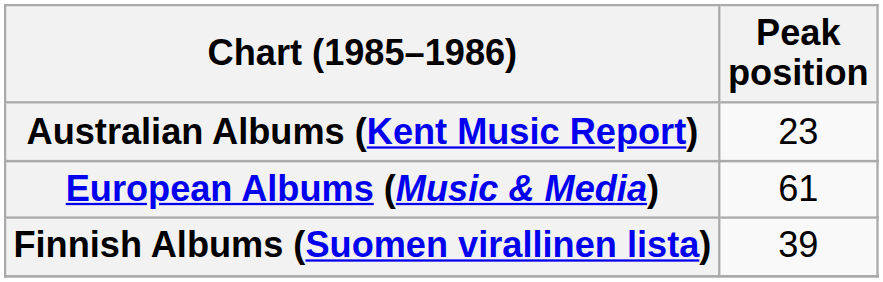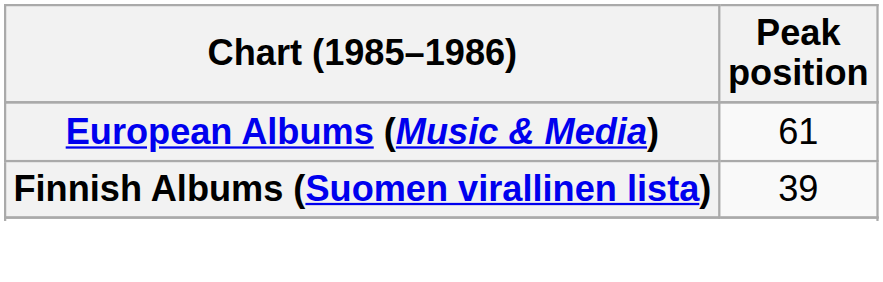- row: (362, 131)
